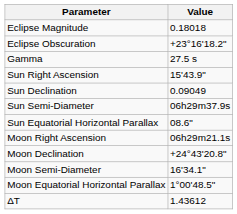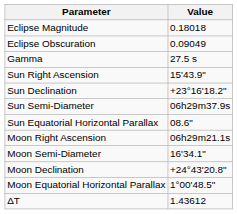(198, 43) +23°16'18.2" -> (188, 43) 0.09049
(188, 91) 0.09049 -> (198, 91) +23°16'18.2"
rows swapped: (46, 153) <-> (54, 169)
